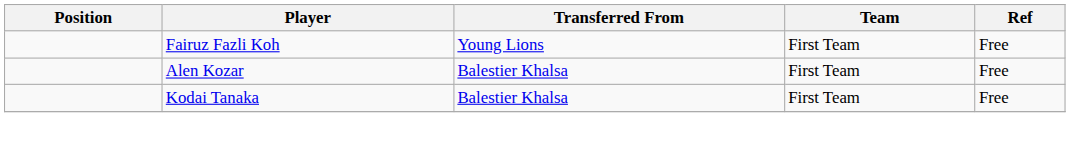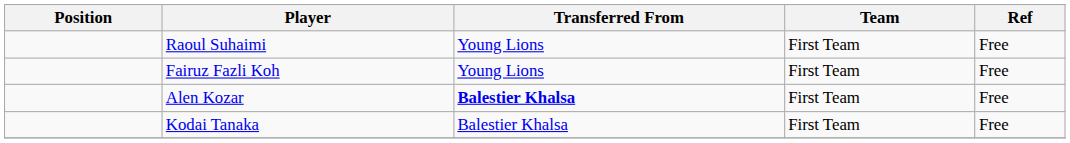+ row: (216, 44)
(513, 71) normal -> (516, 97) bold
